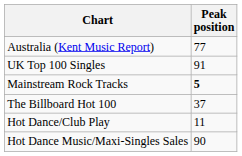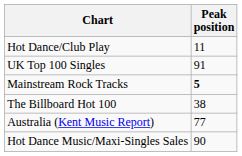rows swapped: (81, 46) <-> (58, 122)
(200, 103) 37 -> (200, 103) 38
